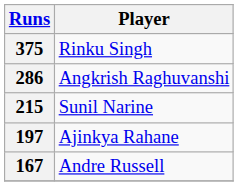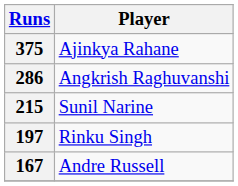(105, 48) Rinku Singh -> (119, 48) Ajinkya Rahane
(119, 136) Ajinkya Rahane -> (105, 136) Rinku Singh
